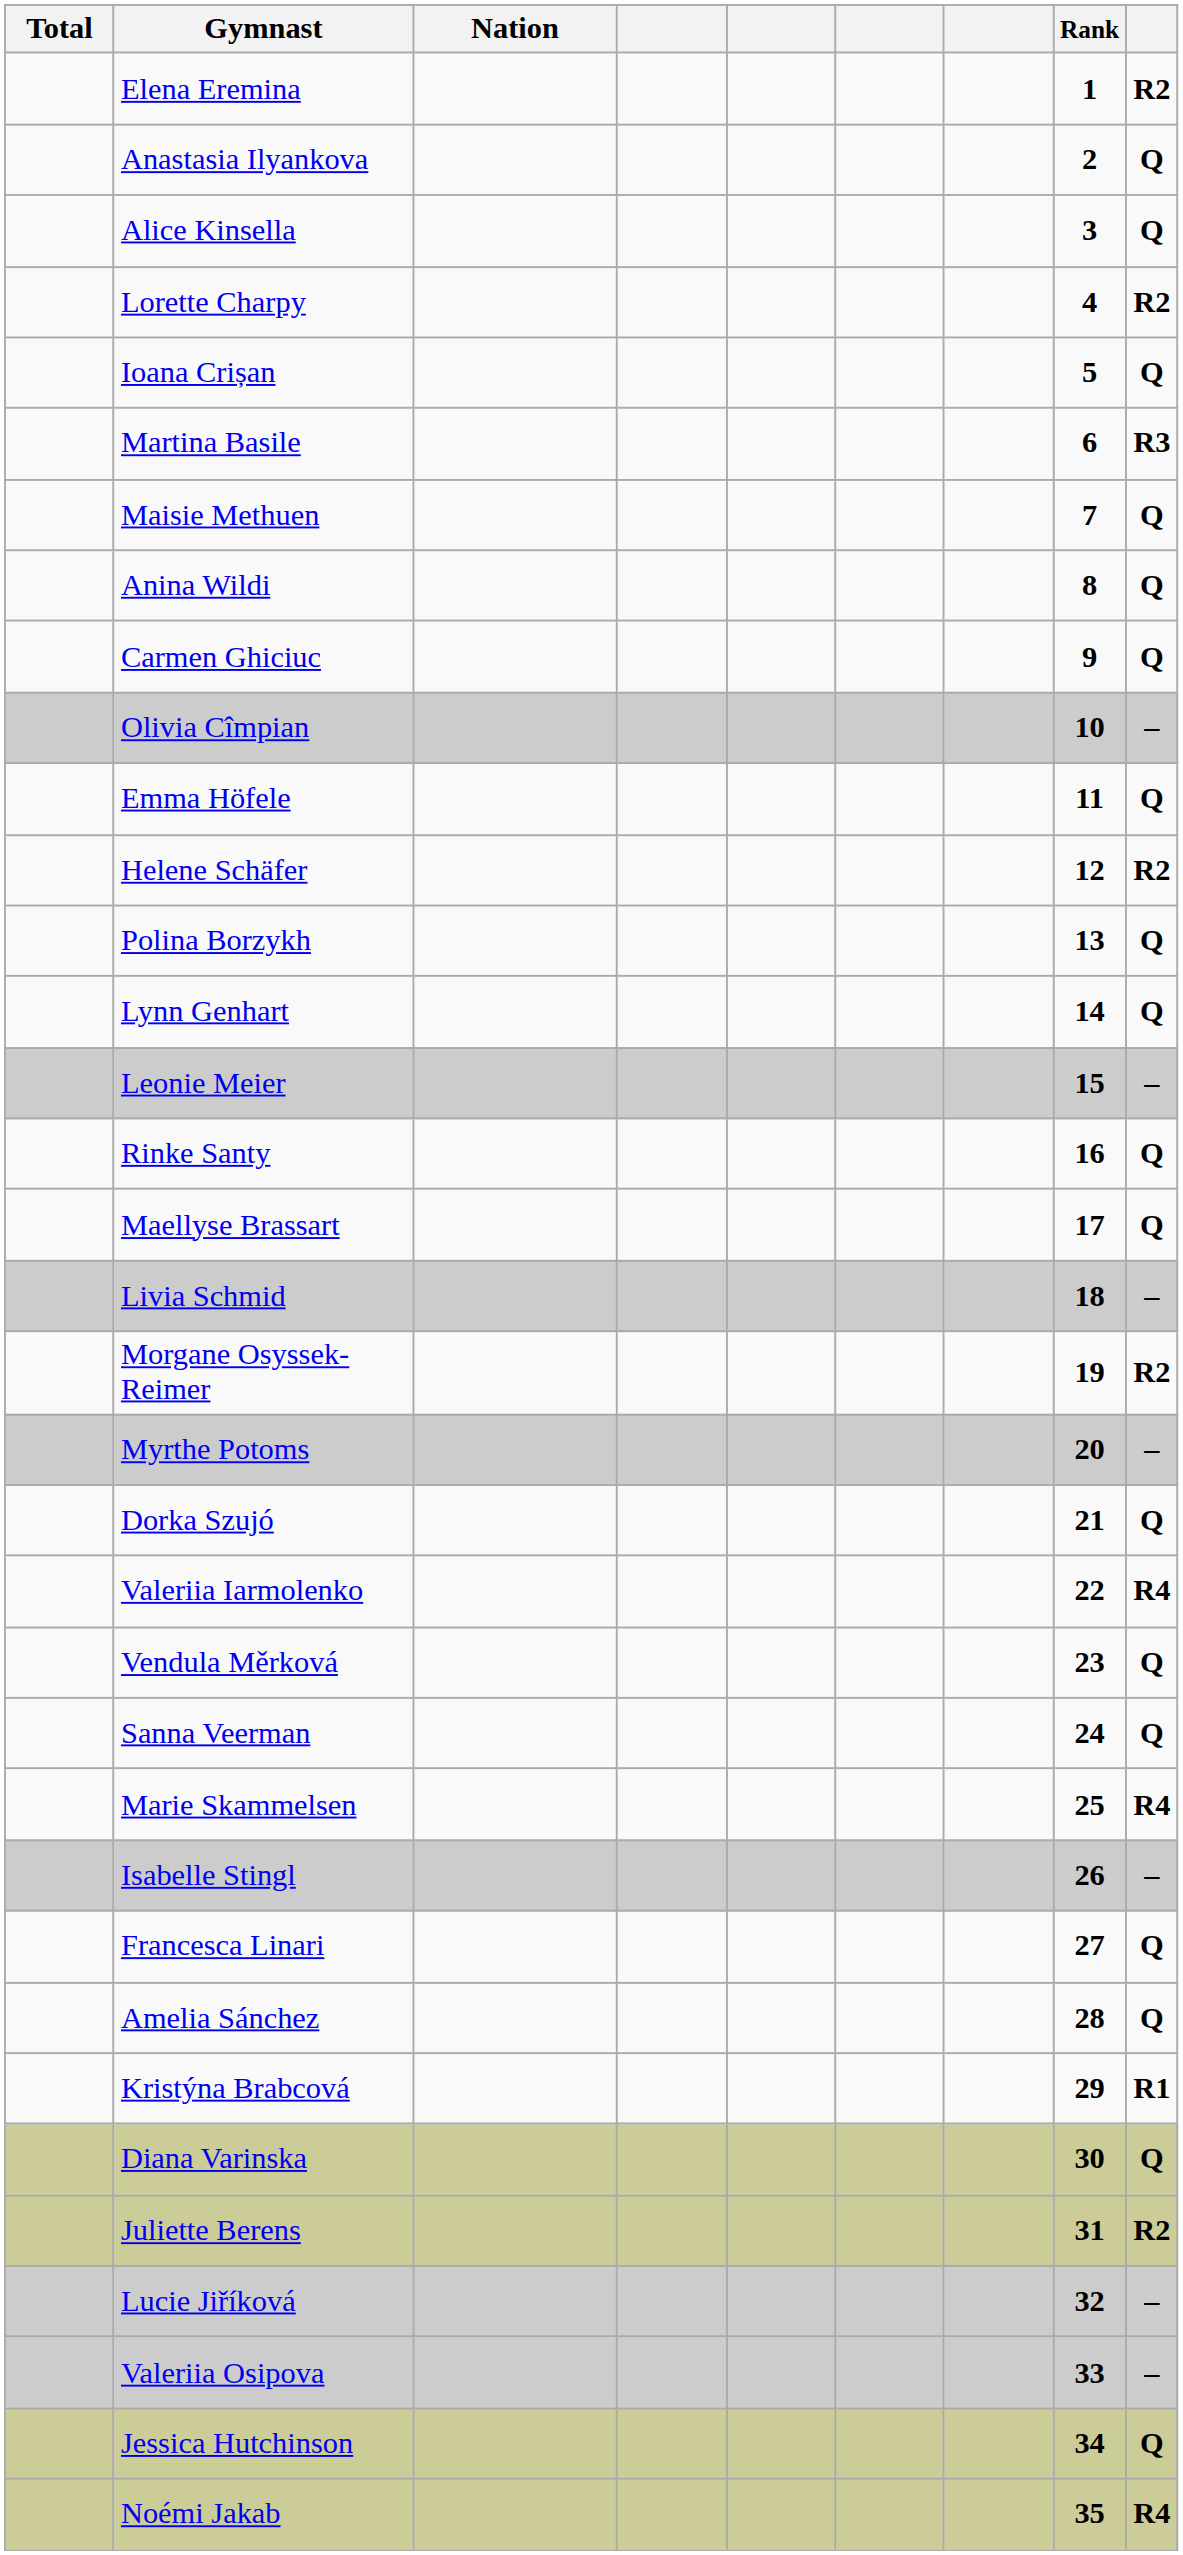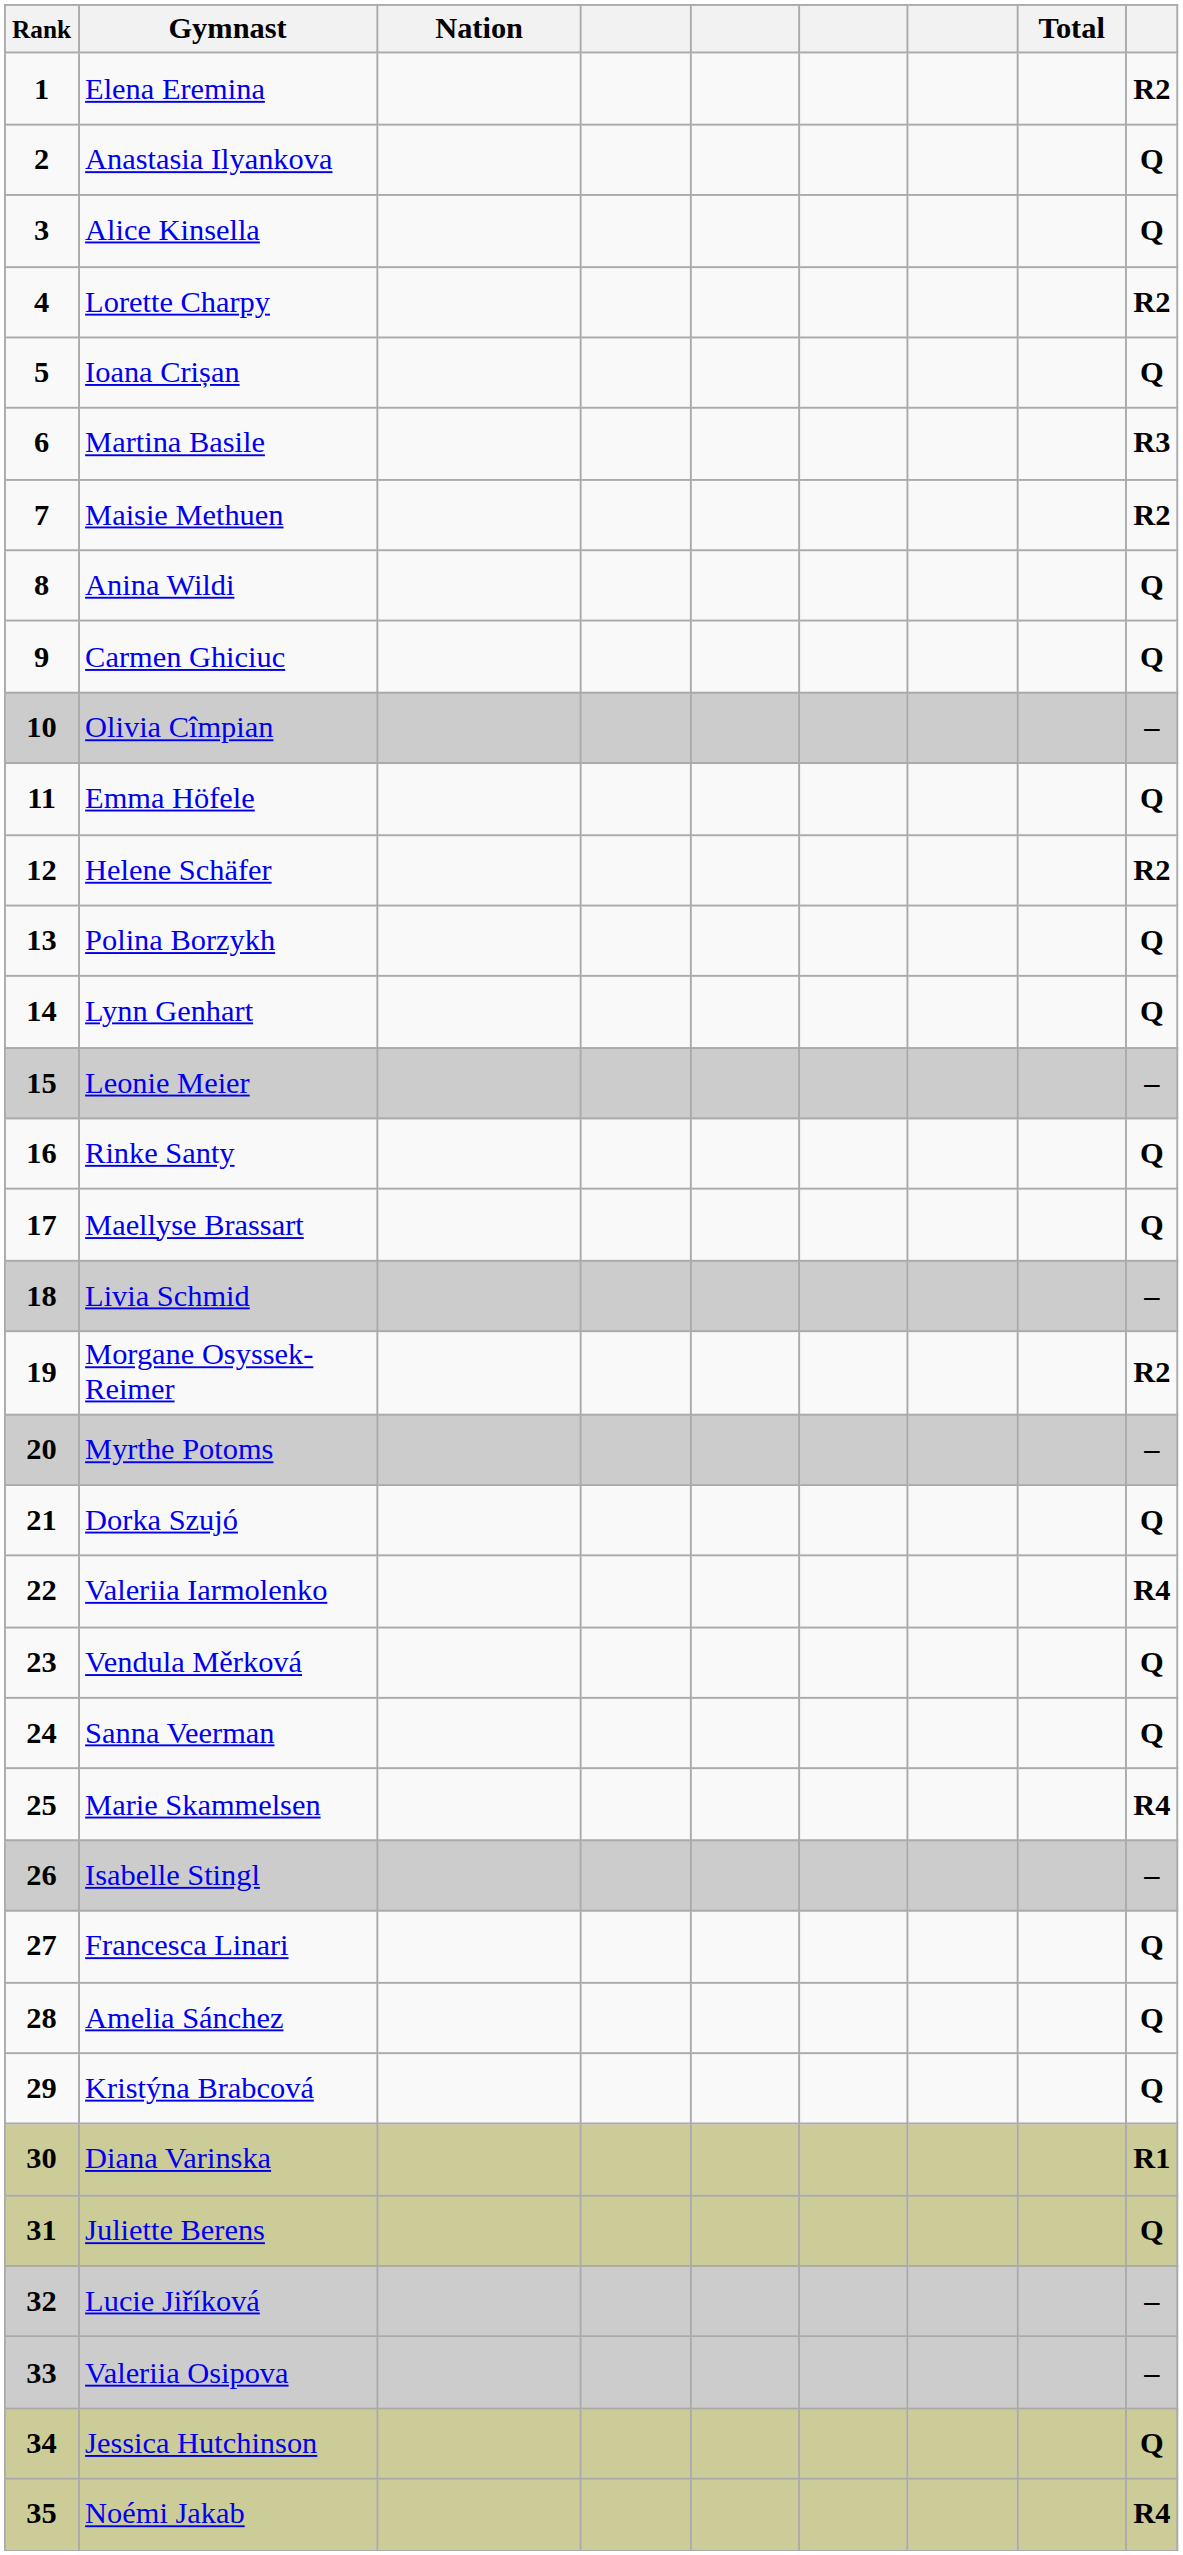columns swapped: (1090, 30) <-> (59, 28)
(1152, 514) Q -> (1152, 514) R2
(1152, 2087) R1 -> (1152, 2087) Q
(1152, 2158) Q -> (1152, 2158) R1
(1152, 2229) R2 -> (1152, 2229) Q
